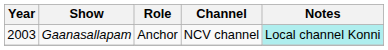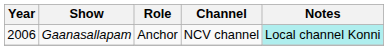(22, 34) 2003 -> (22, 34) 2006
